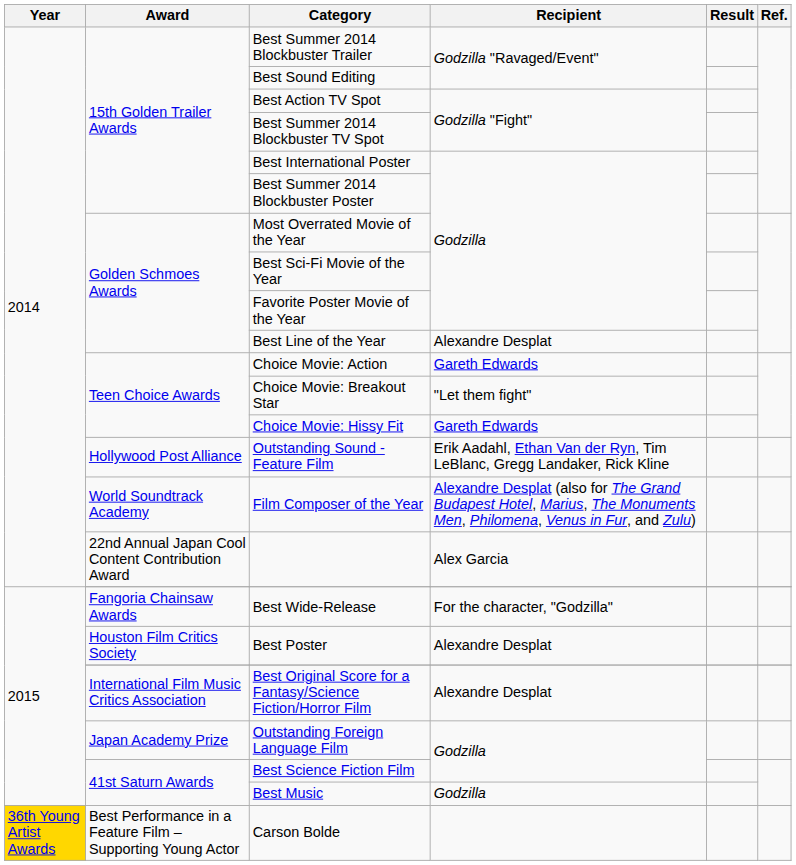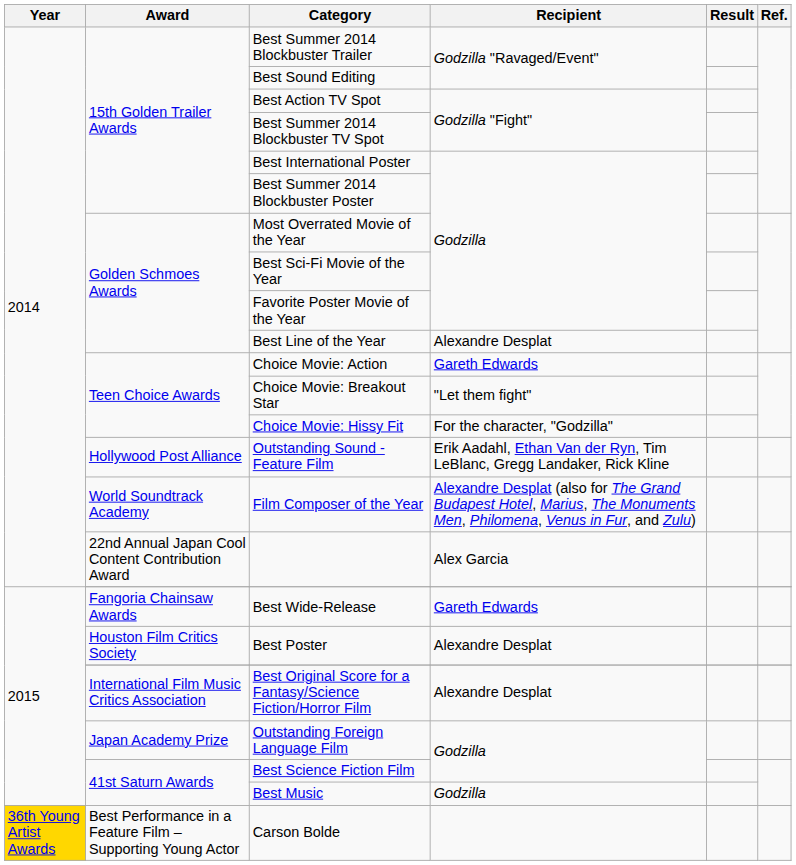(486, 426) Gareth Edwards -> (523, 426) For the character, "Godzilla"
(523, 606) For the character, "Godzilla" -> (486, 606) Gareth Edwards
